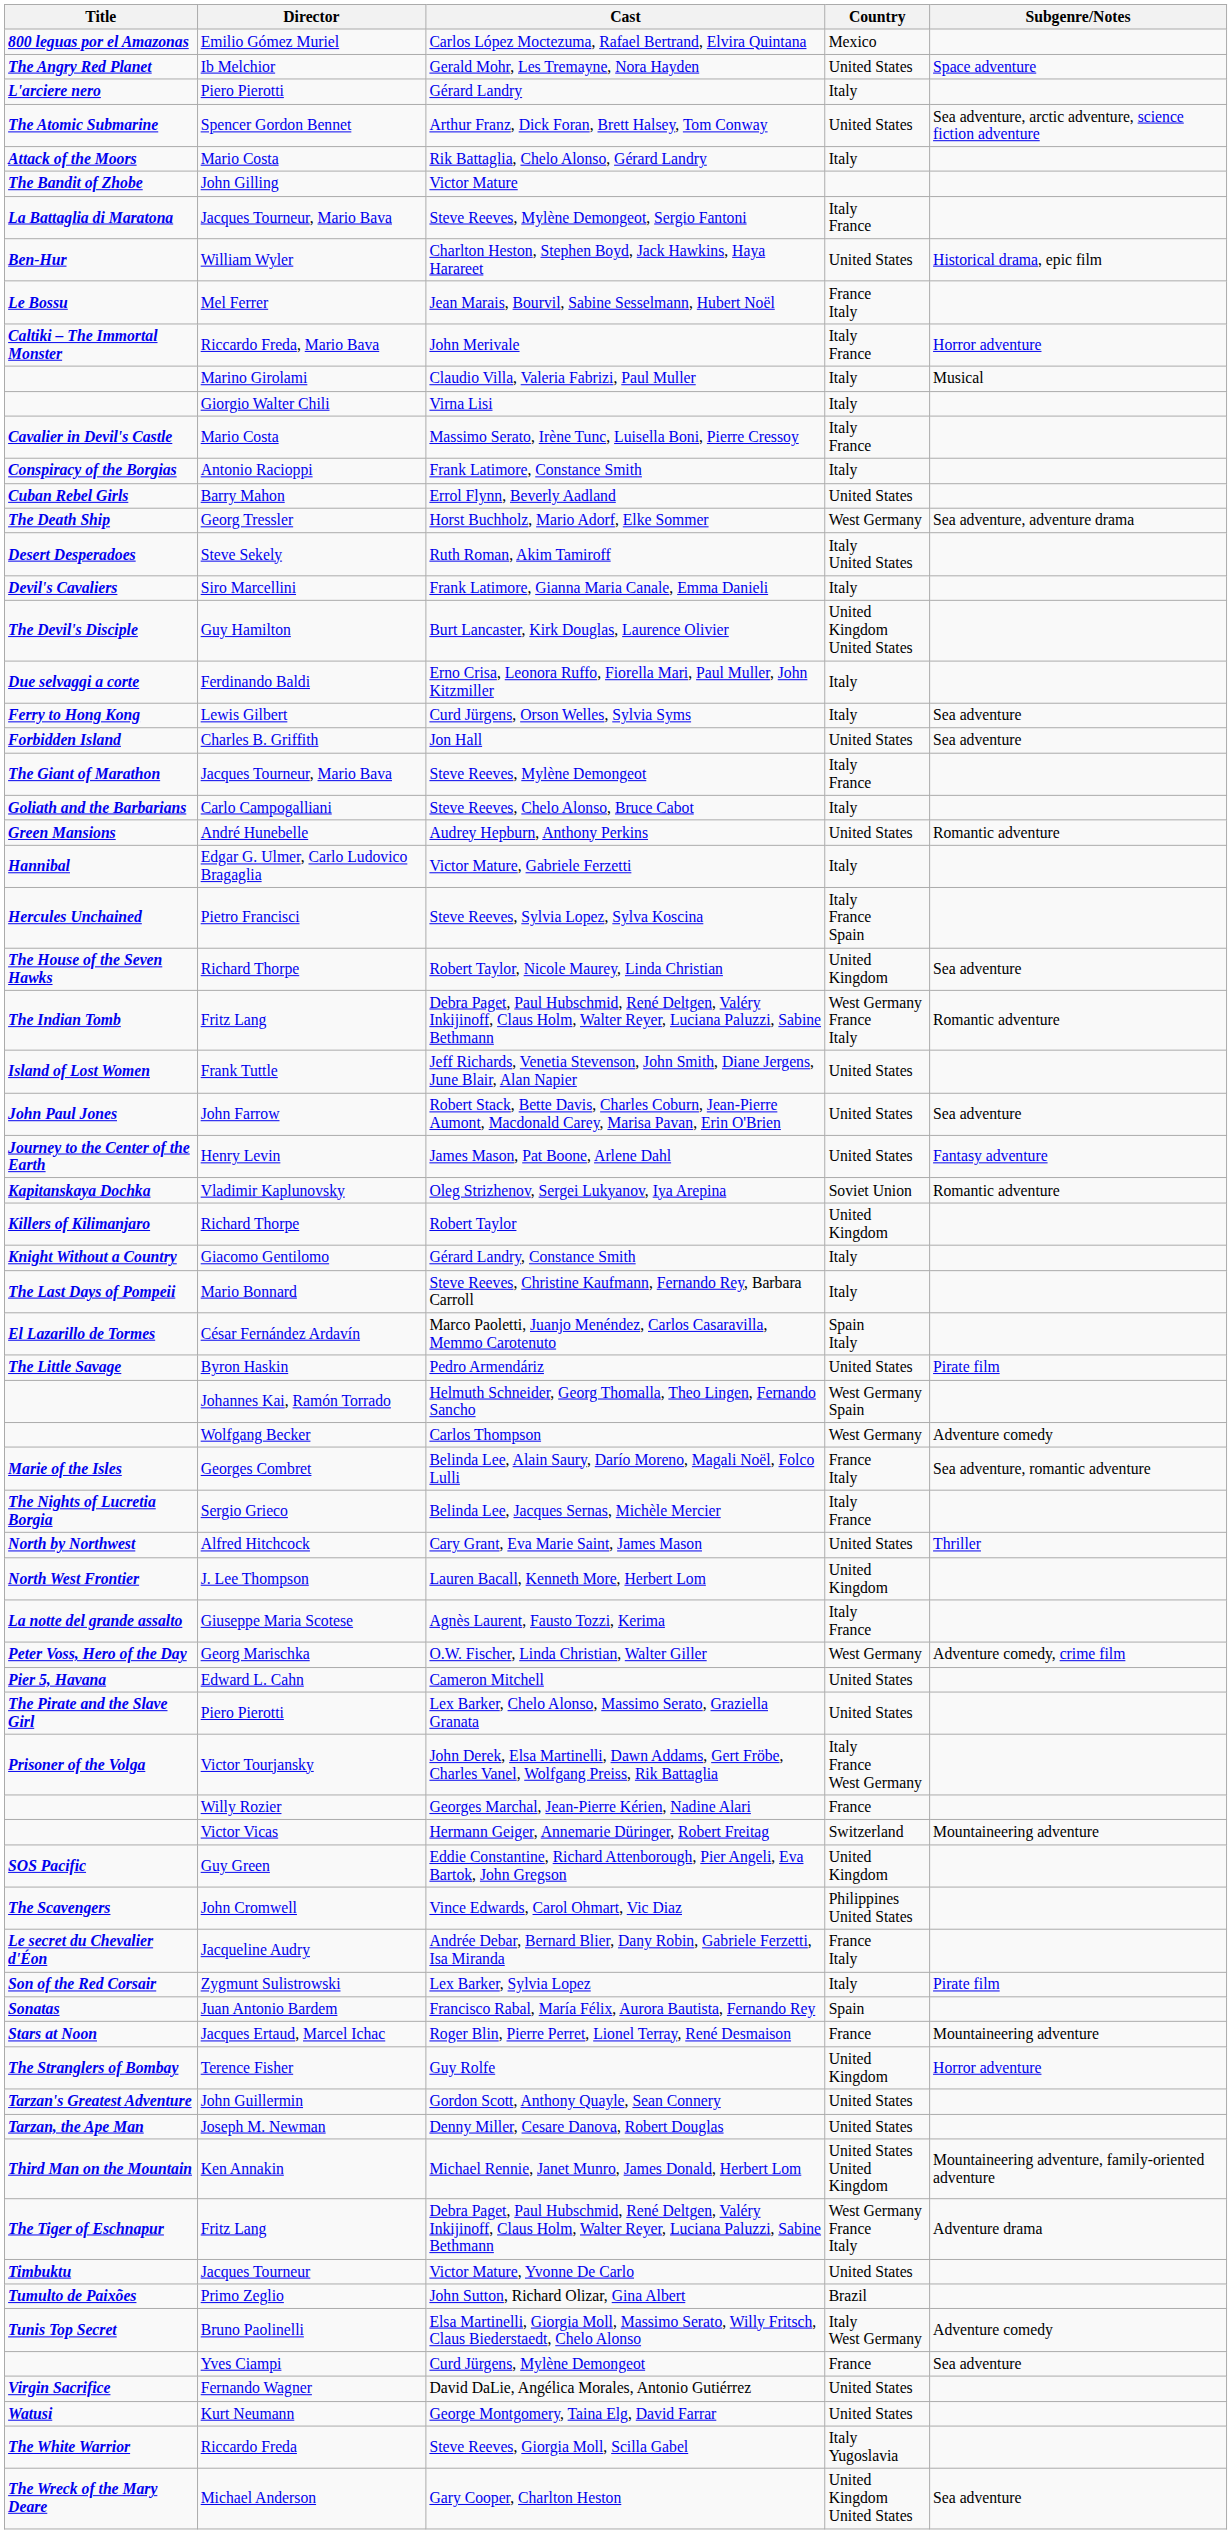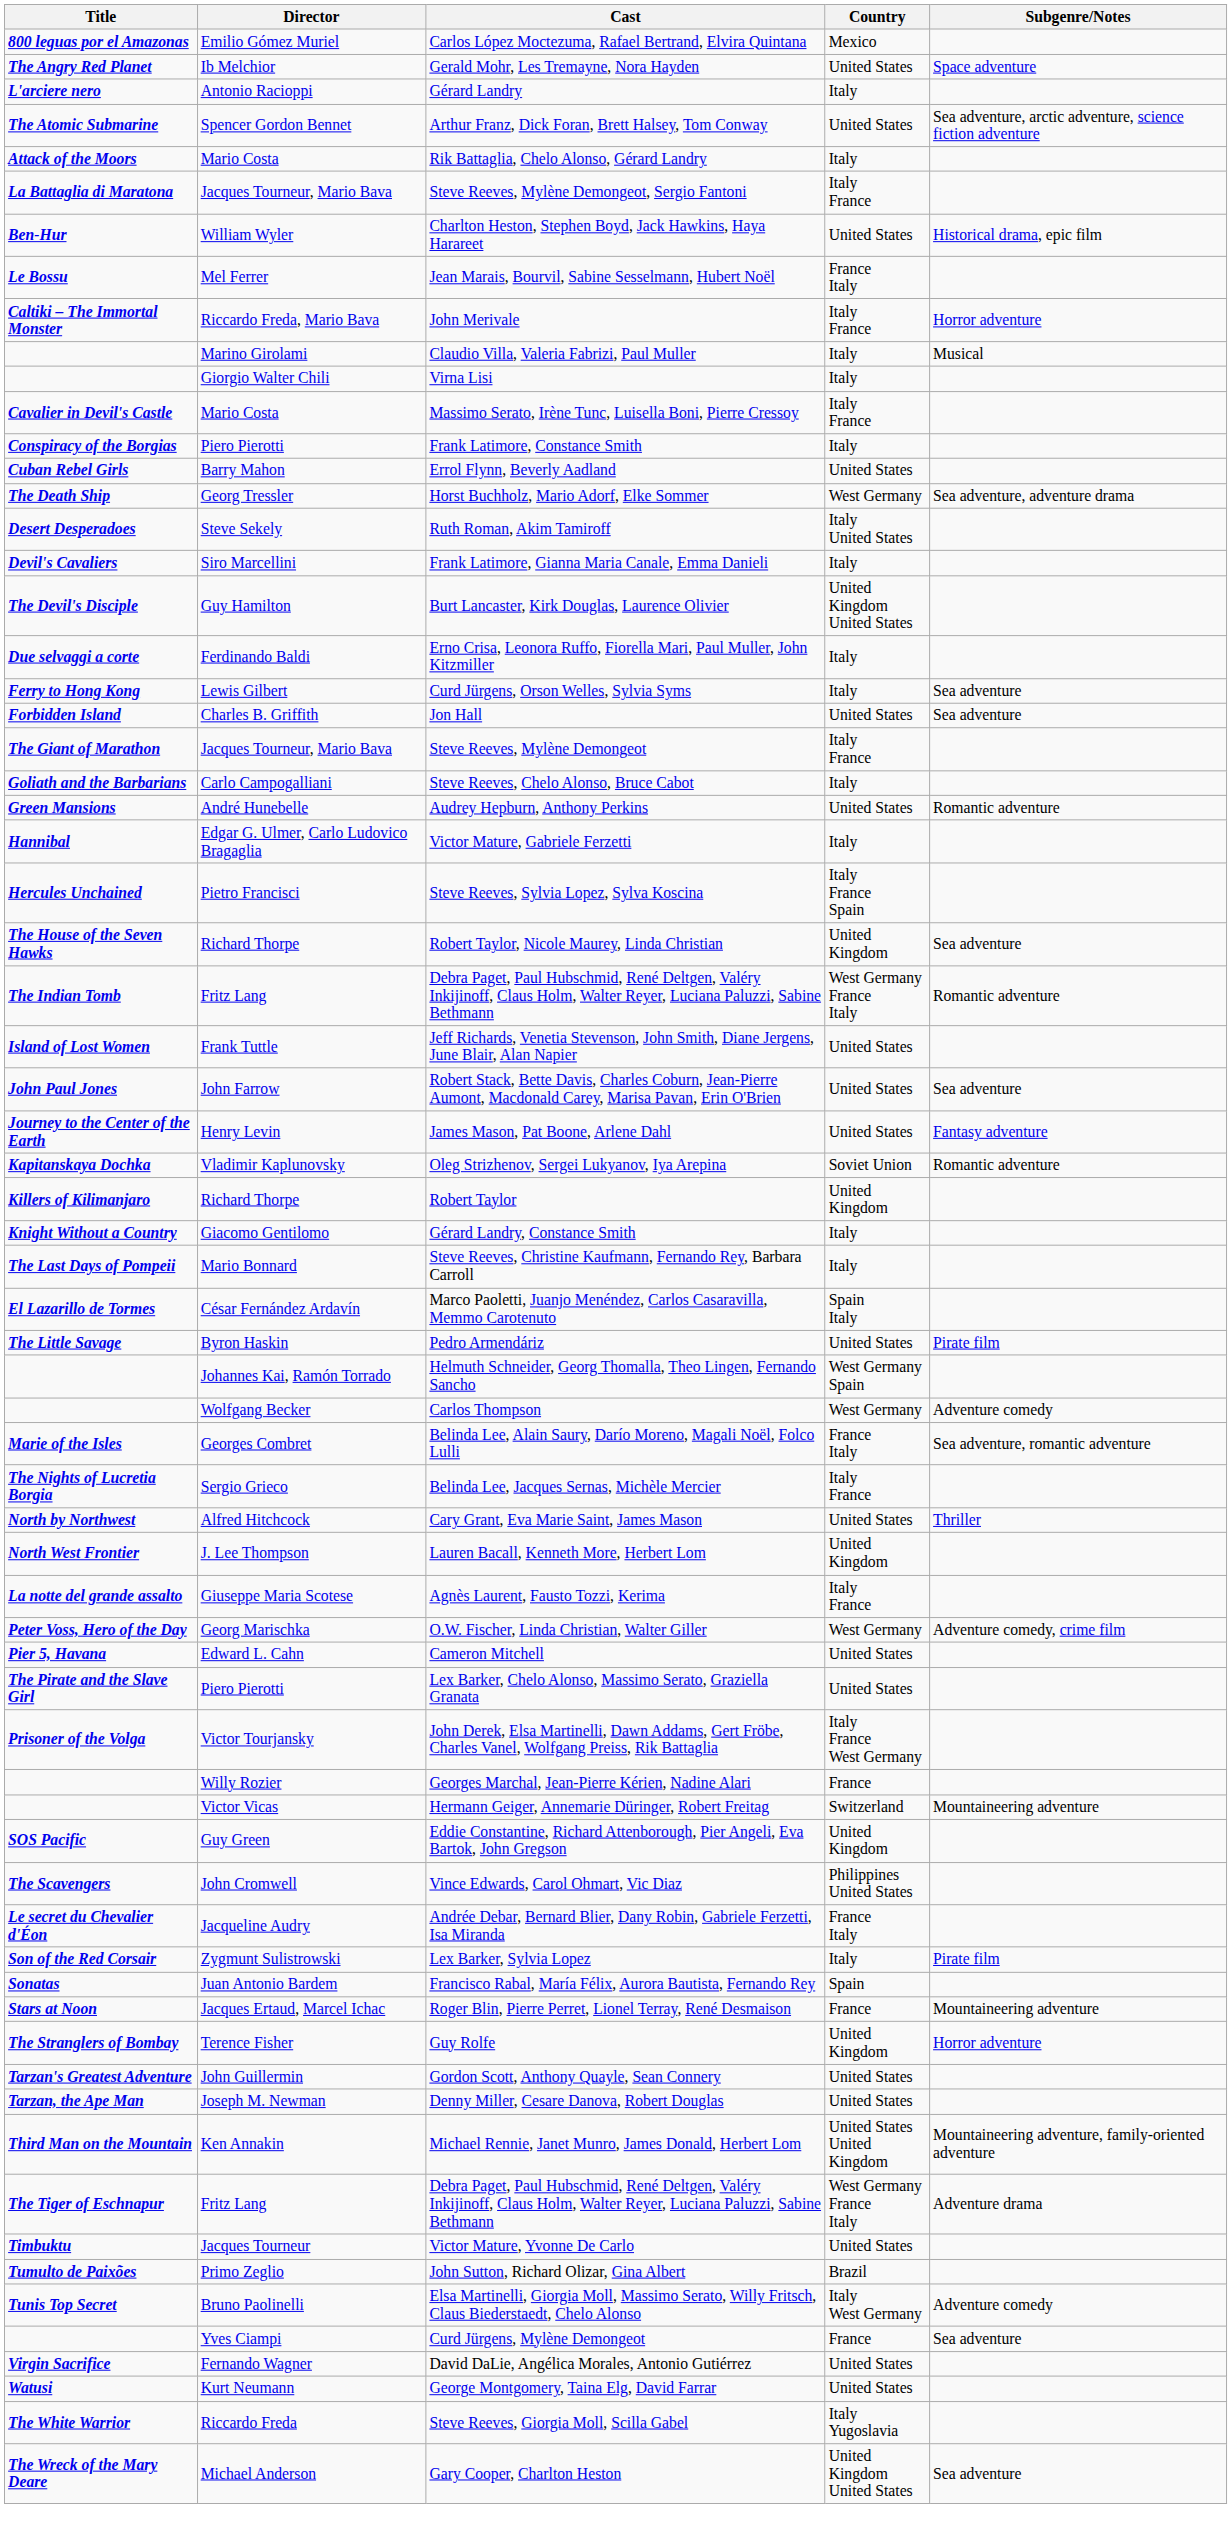(242, 91) Piero Pierotti -> (257, 91) Antonio Racioppi
- row: (75, 183)
(257, 470) Antonio Racioppi -> (242, 446) Piero Pierotti
